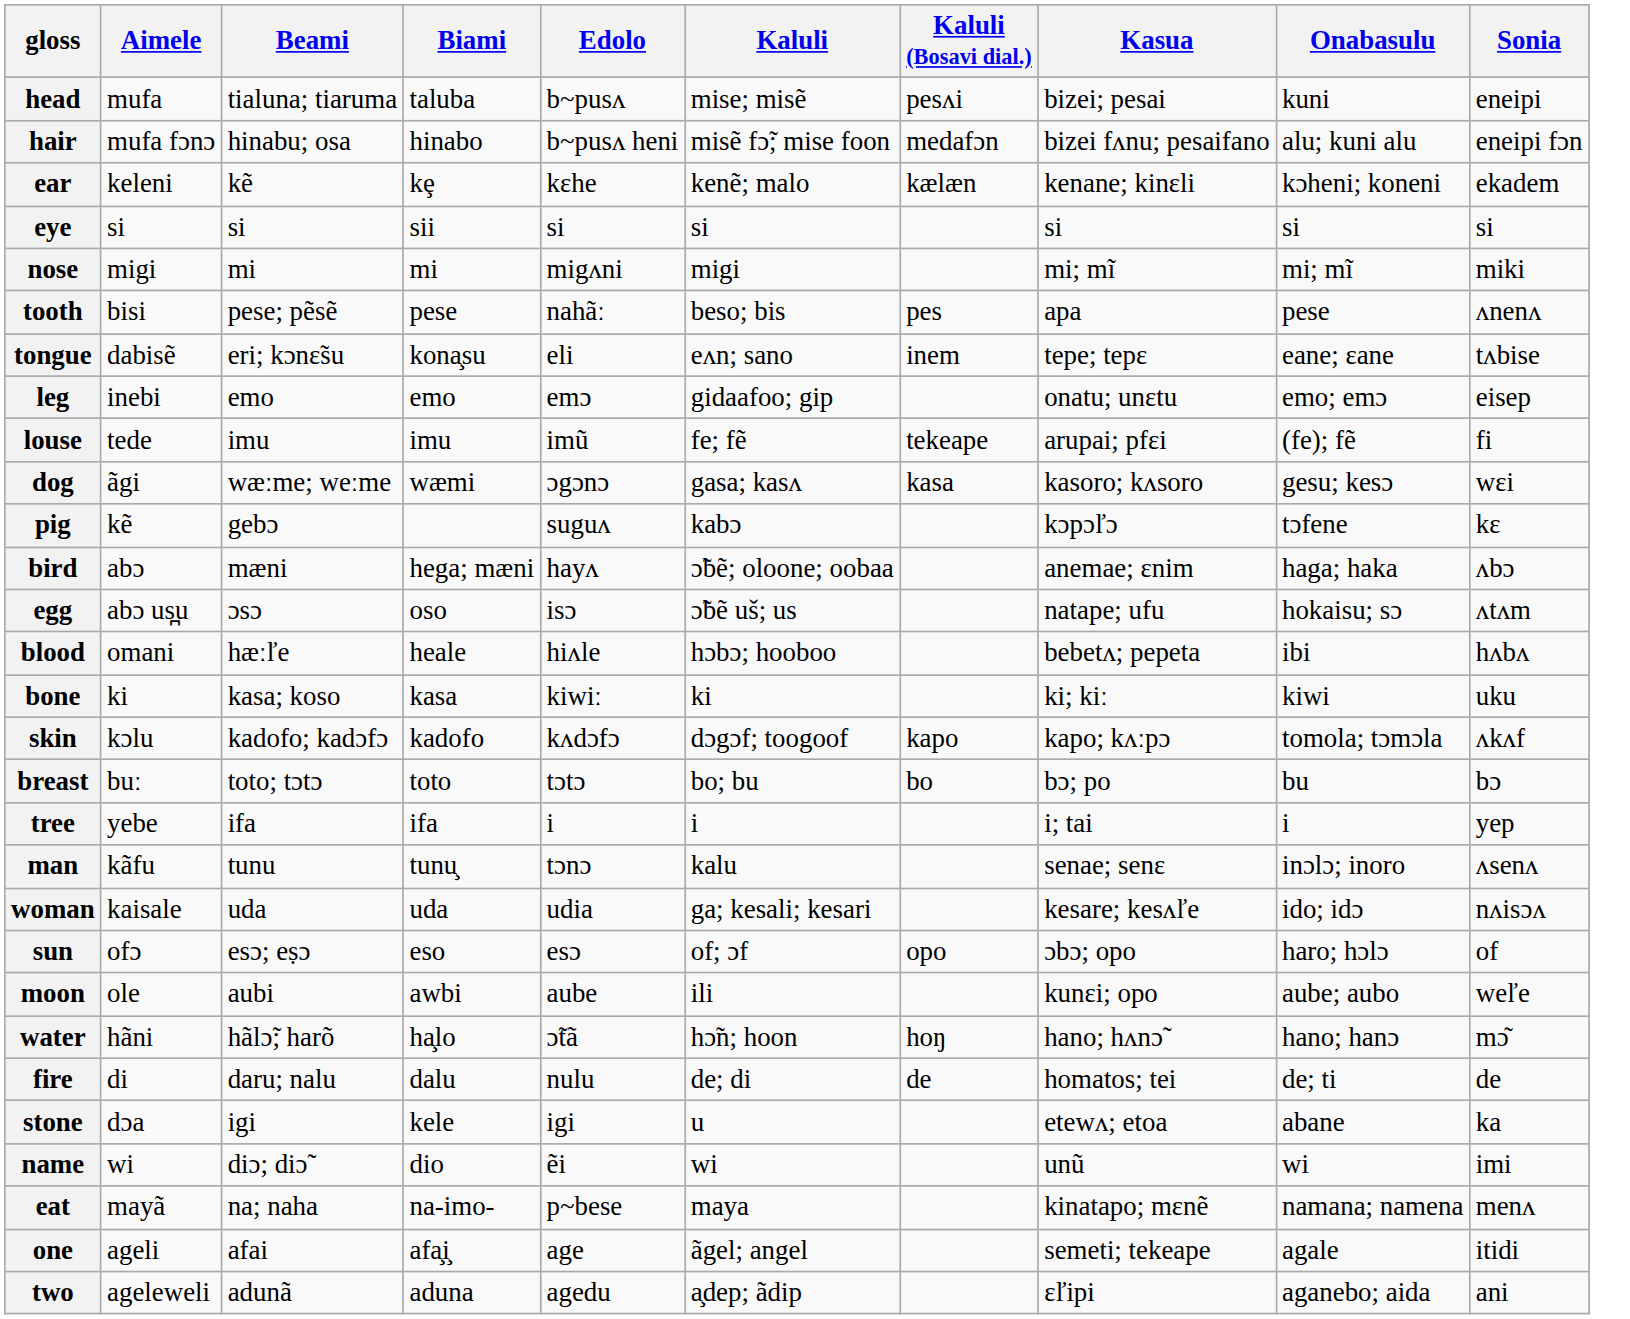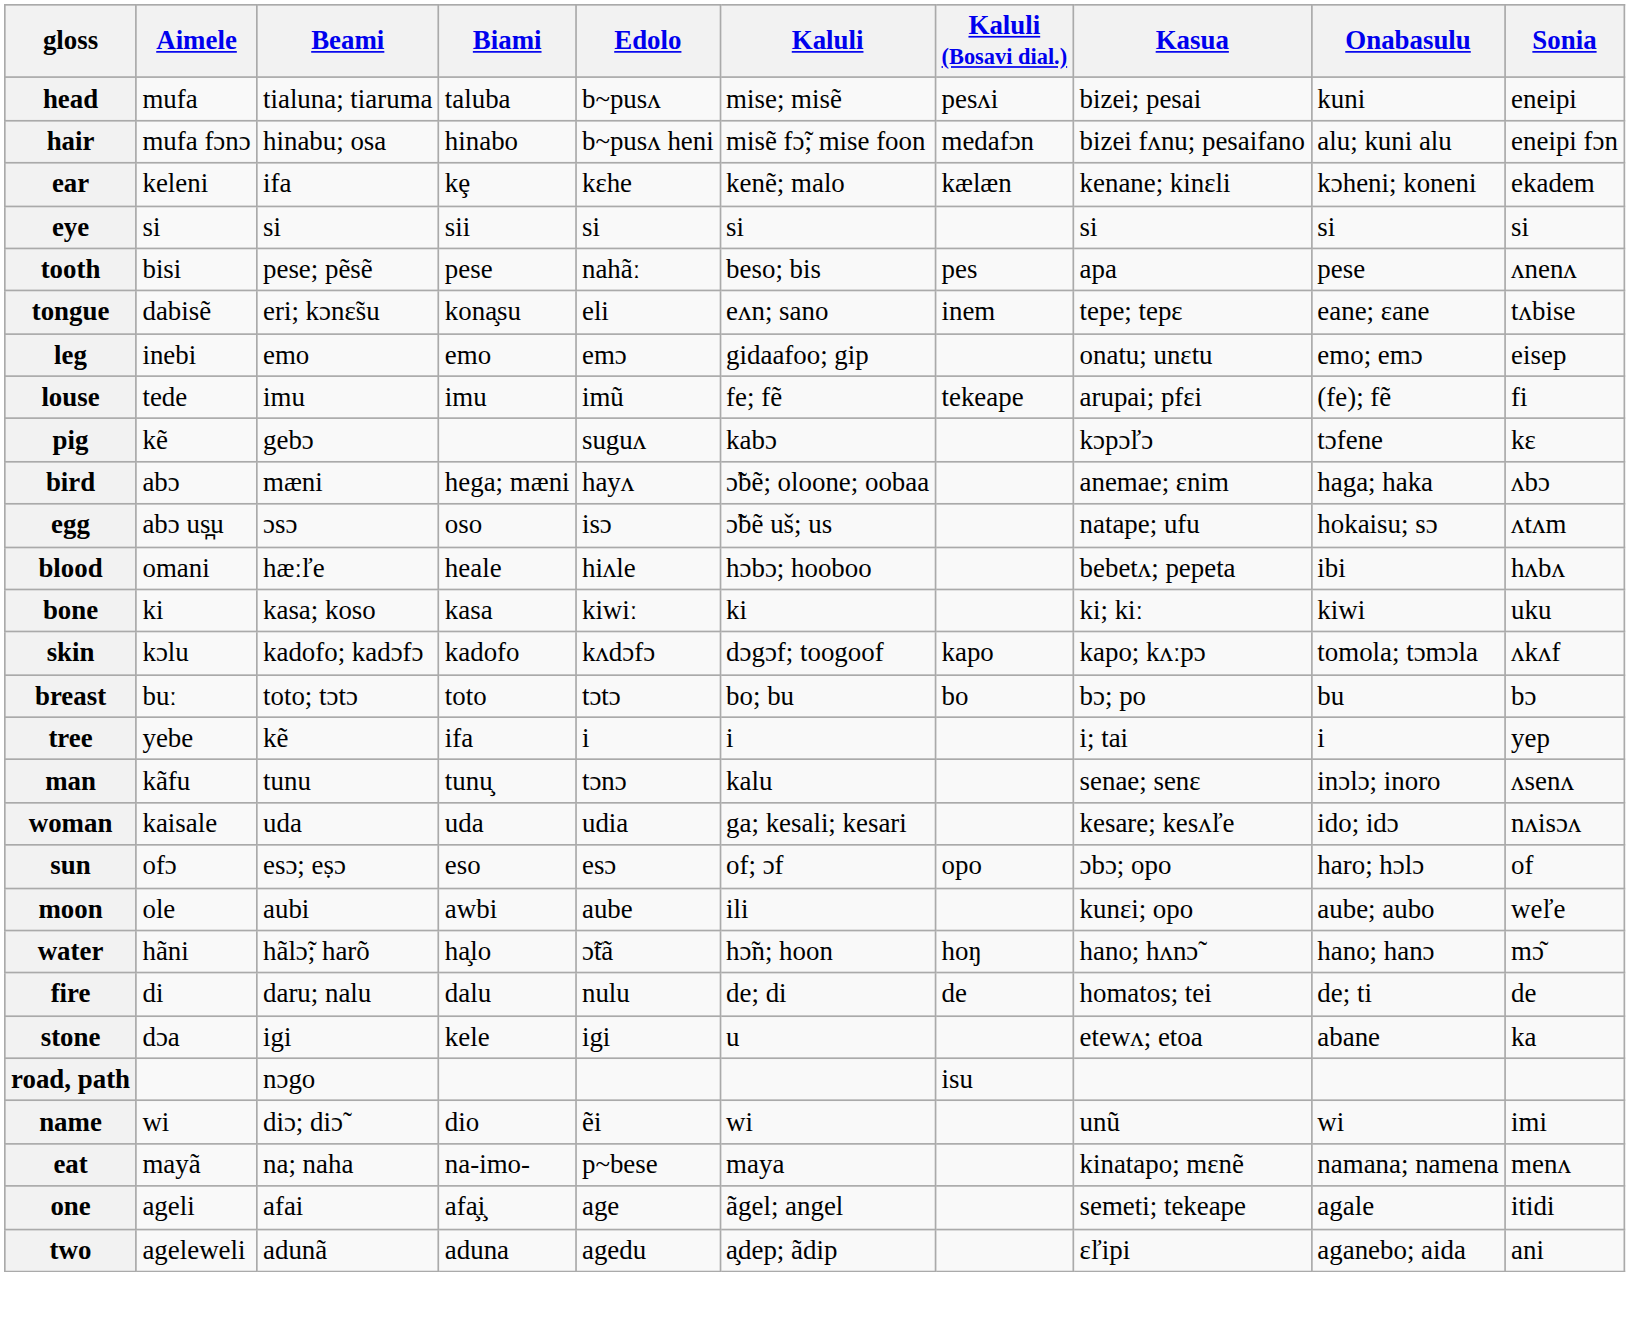(240, 183) kẽ -> (277, 183) ifa
- row: (53, 269)
- row: (53, 482)
(242, 823) ifa -> (276, 738) kẽ
+ row: (71, 1079)
